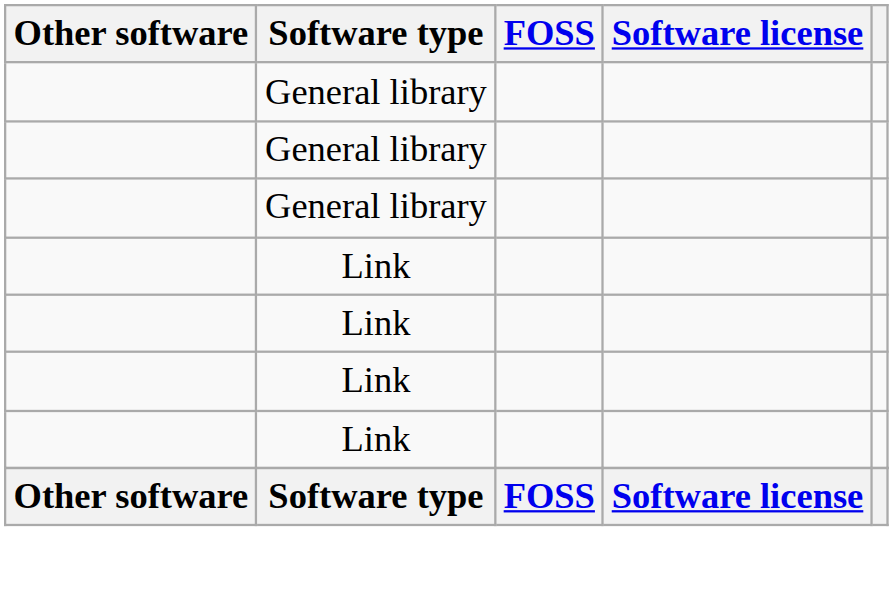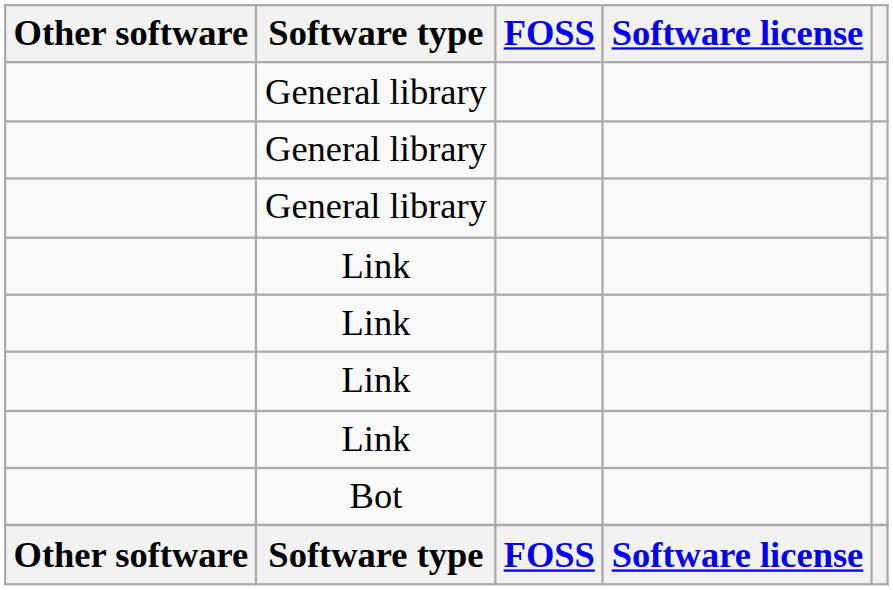+ row: (131, 497)
